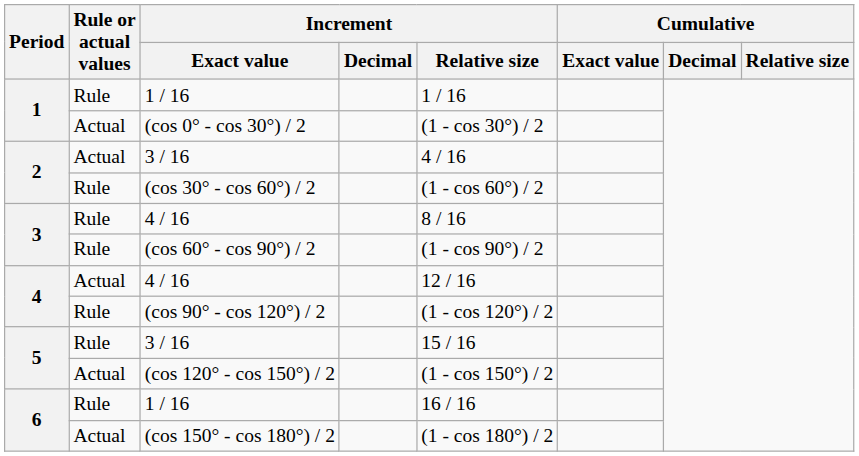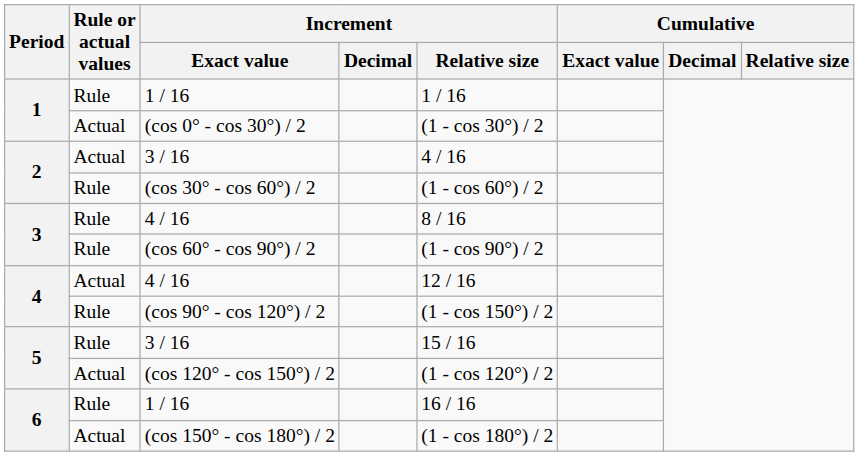(487, 311) (1 - cos 120°) / 2 -> (487, 311) (1 - cos 150°) / 2
(487, 373) (1 - cos 150°) / 2 -> (487, 373) (1 - cos 120°) / 2
